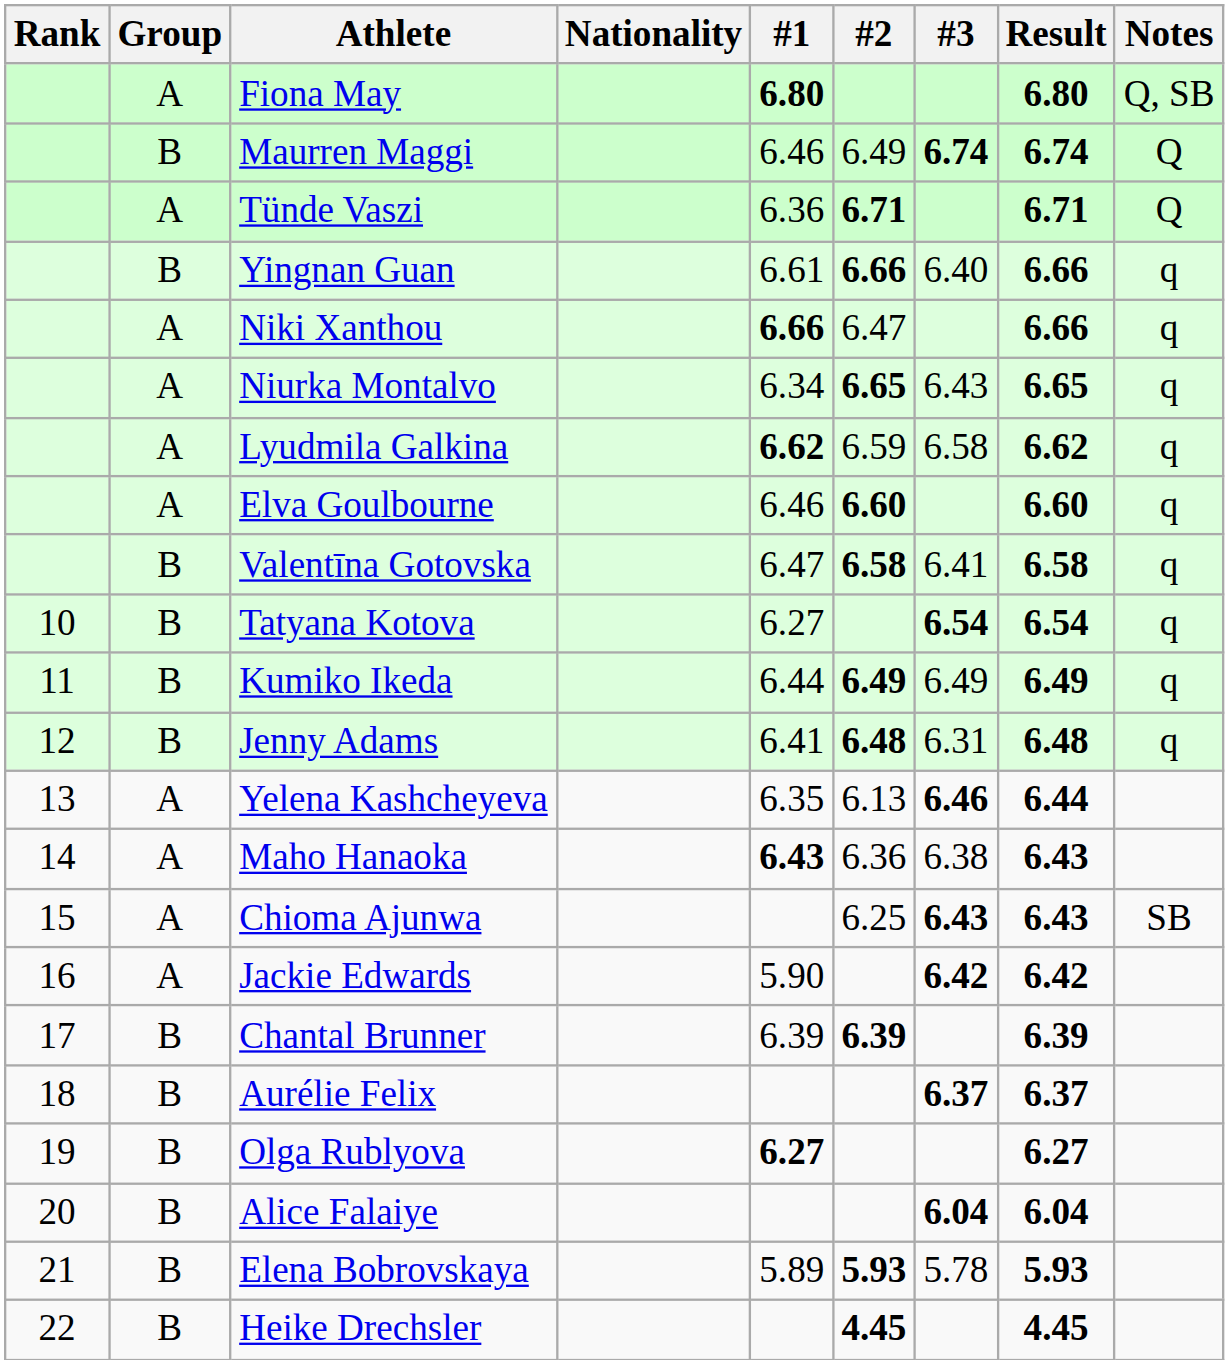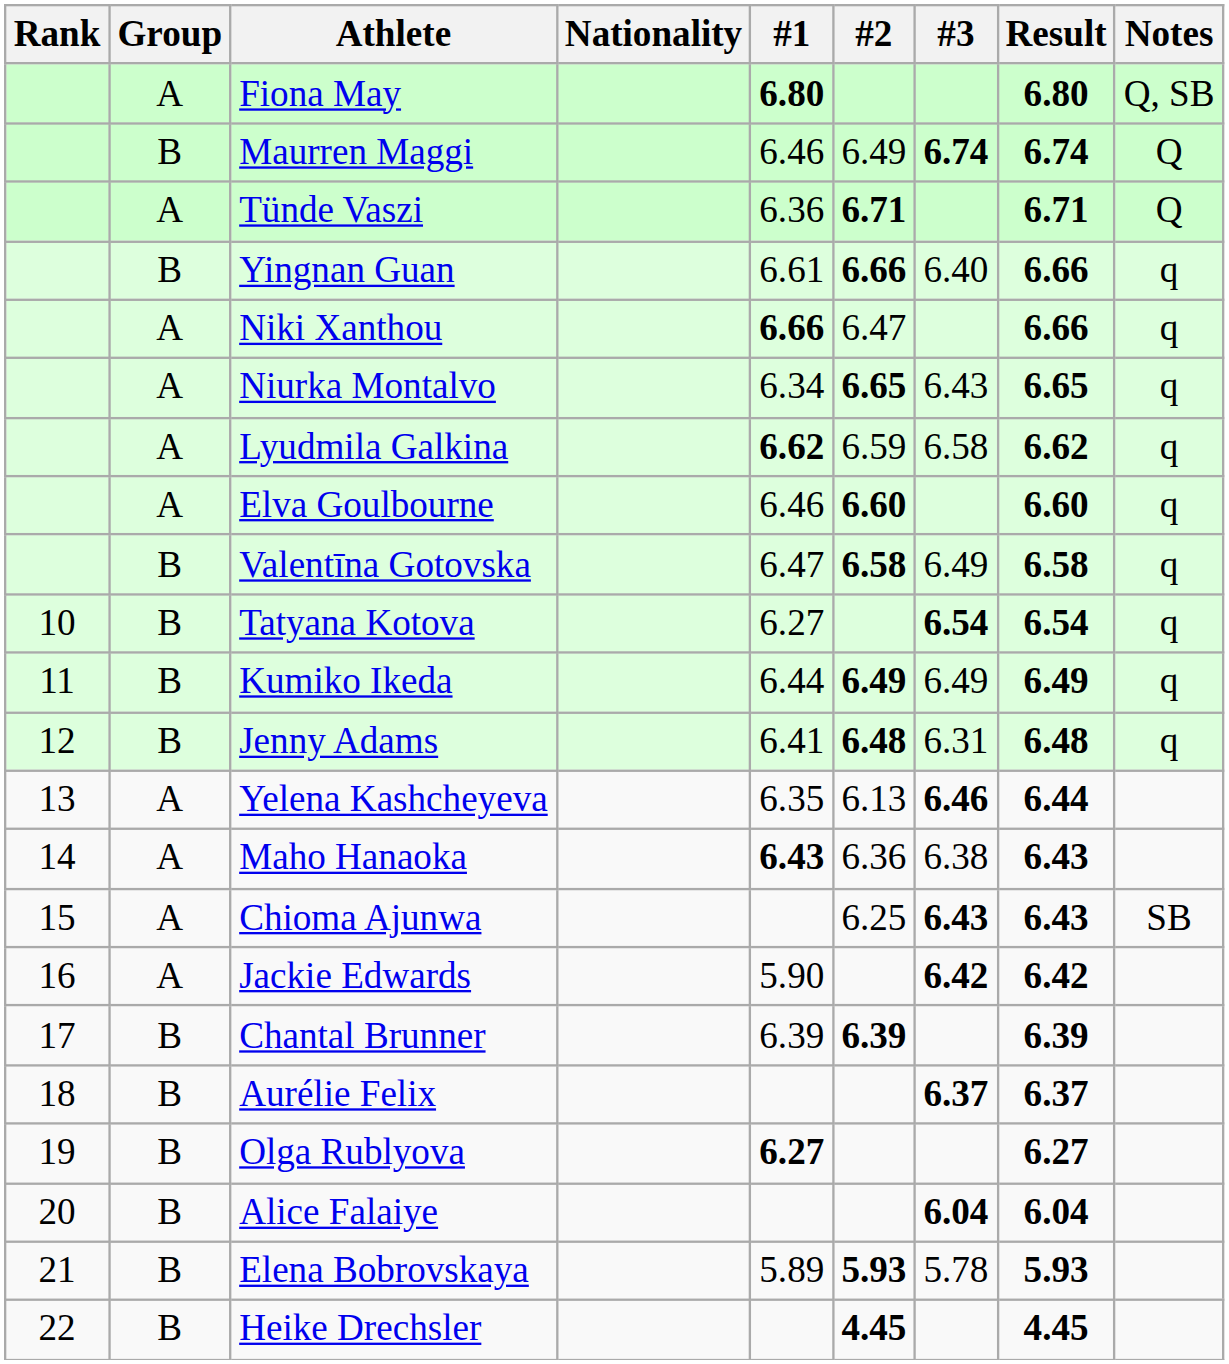(956, 563) 6.41 -> (956, 563) 6.49
